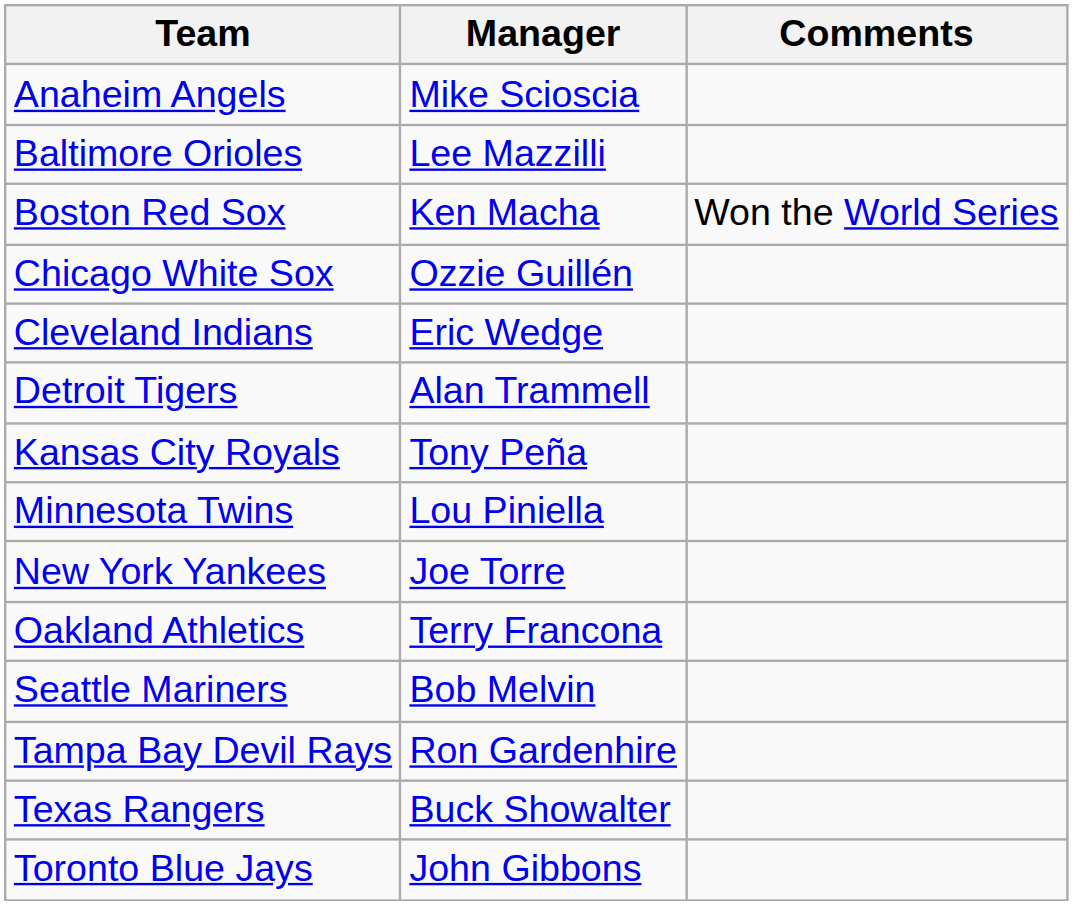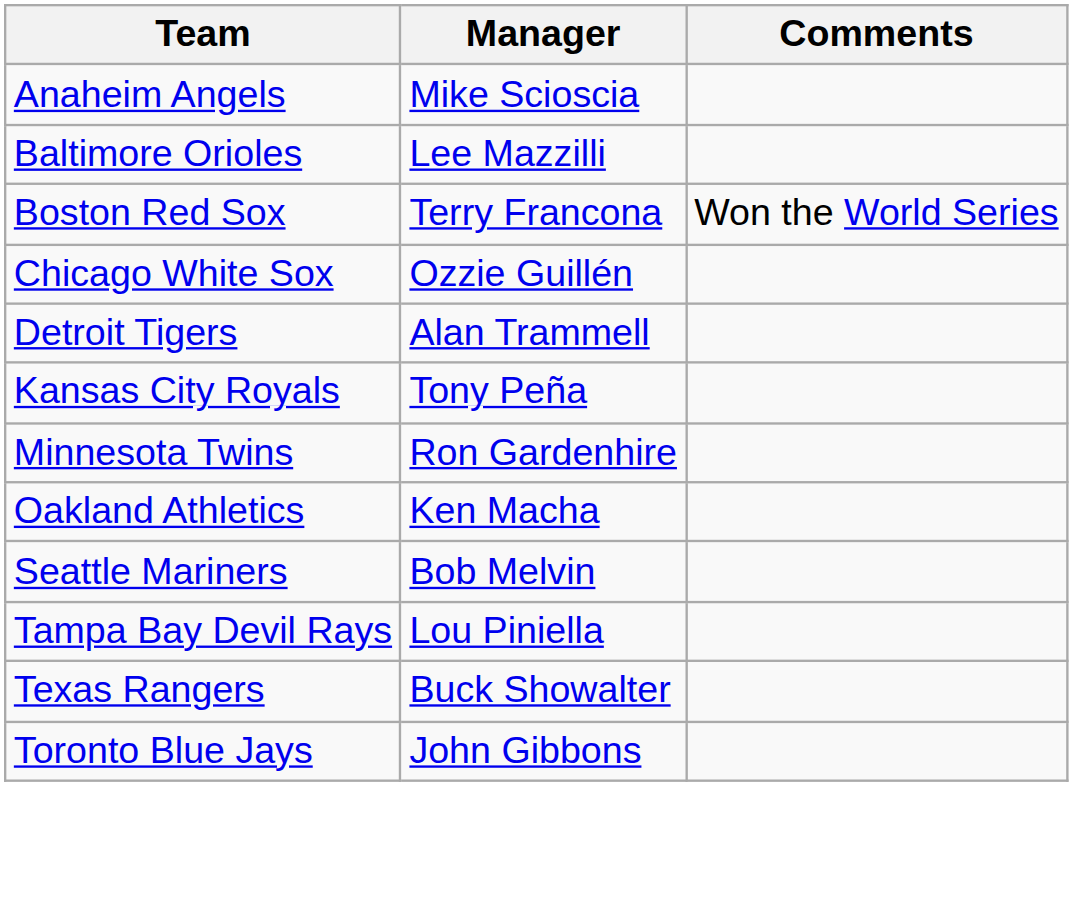(505, 213) Ken Macha -> (536, 213) Terry Francona
- row: (163, 332)
(507, 511) Lou Piniella -> (543, 451) Ron Gardenhire
- row: (170, 570)
(536, 630) Terry Francona -> (505, 511) Ken Macha
(543, 749) Ron Gardenhire -> (507, 630) Lou Piniella
